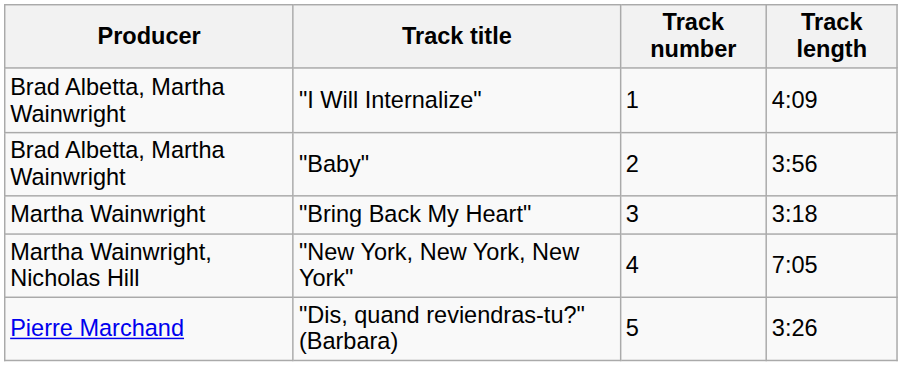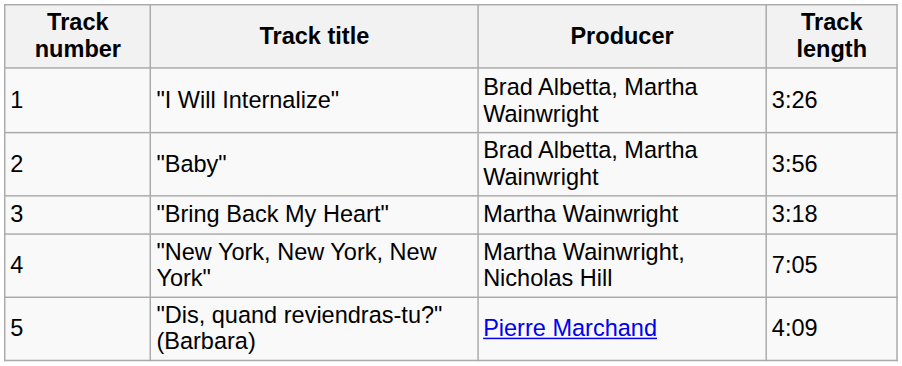columns swapped: (693, 36) <-> (149, 36)
(795, 100) 4:09 -> (795, 100) 3:26
(795, 328) 3:26 -> (795, 328) 4:09
